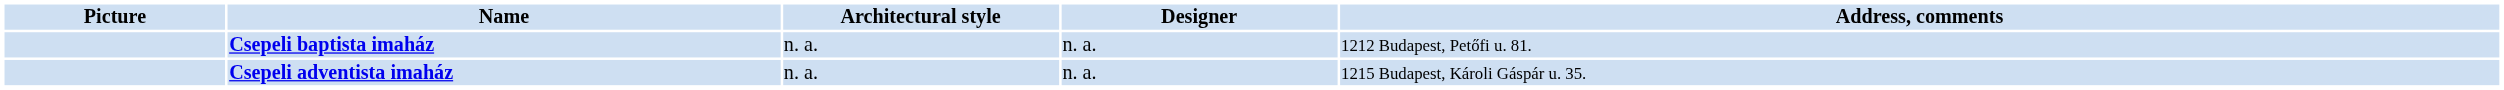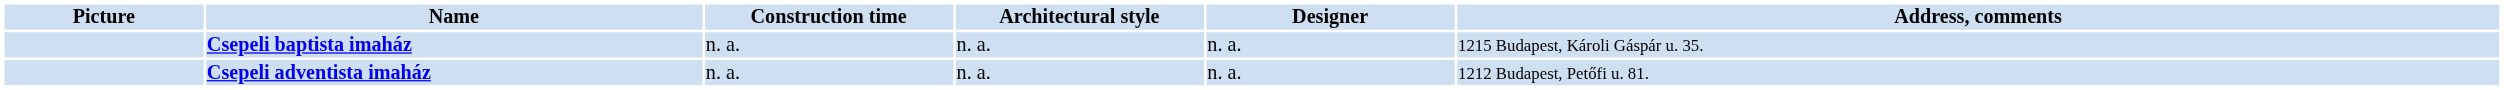+ column: (829, 16)
(1436, 45) 1212 Budapest, Petőfi u. 81. -> (1581, 45) 1215 Budapest, Károli Gáspár u. 35.
(1464, 73) 1215 Budapest, Károli Gáspár u. 35. -> (1553, 73) 1212 Budapest, Petőfi u. 81.
